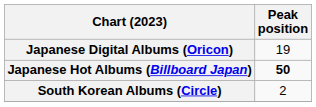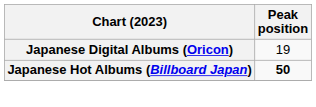- row: (130, 91)
